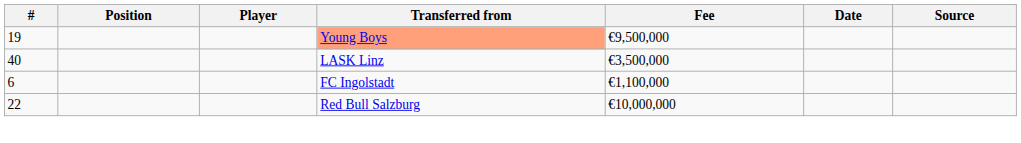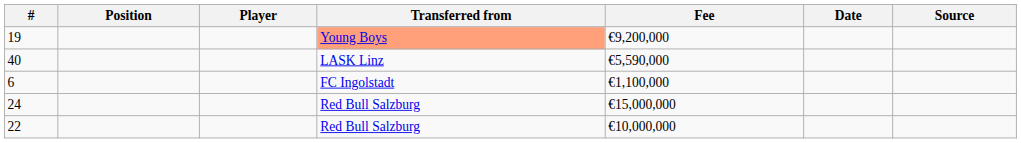(639, 38) €9,500,000 -> (639, 38) €9,200,000
(639, 60) €3,500,000 -> (639, 60) €5,590,000
+ row: (14, 105)
